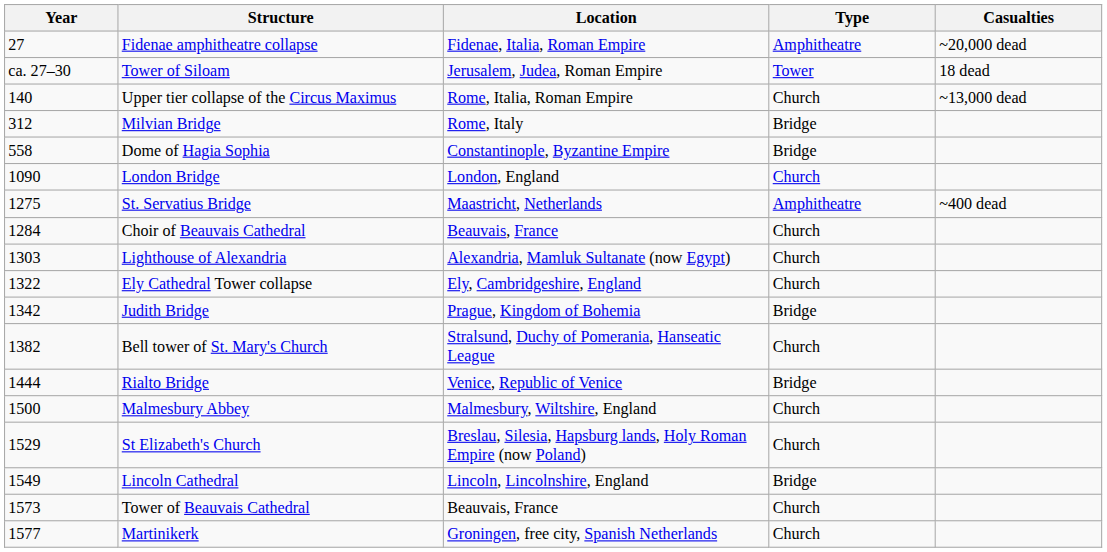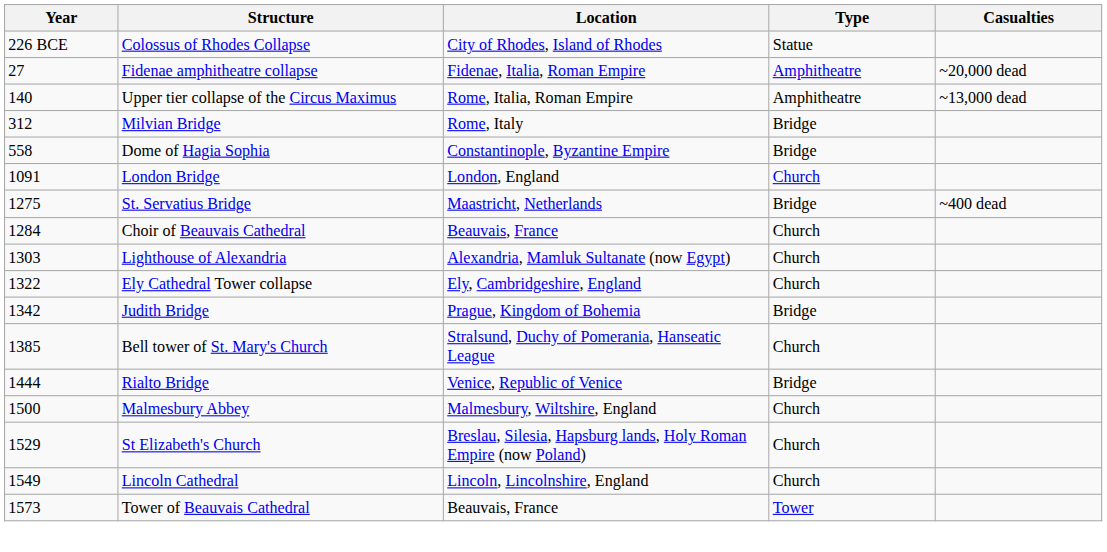+ row: (216, 44)
- row: (176, 71)
(796, 97) Church -> (817, 97) Amphitheatre
(24, 177) 1090 -> (24, 177) 1091
(817, 203) Amphitheatre -> (795, 203) Bridge
(24, 346) 1382 -> (24, 346) 1385
(795, 481) Bridge -> (796, 481) Church
(796, 507) Church -> (793, 507) Tower
- row: (160, 534)
